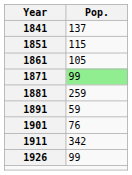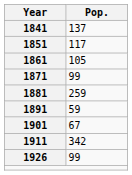(77, 45) 115 -> (77, 45) 117
(74, 77) lightgreen background -> (74, 77) no background
(74, 125) 76 -> (74, 125) 67
